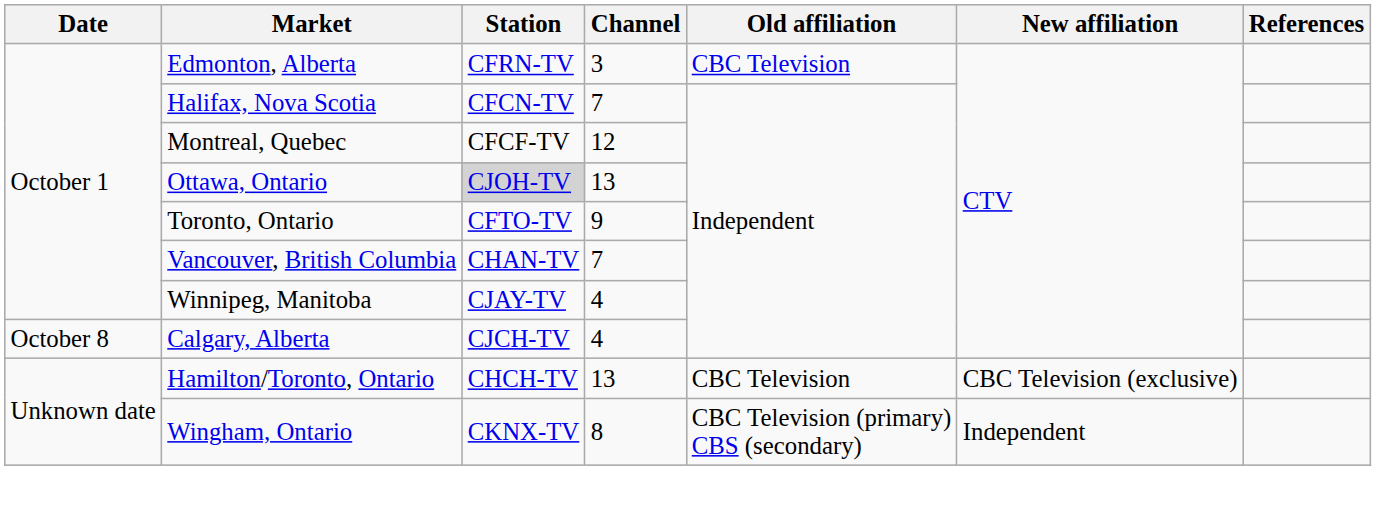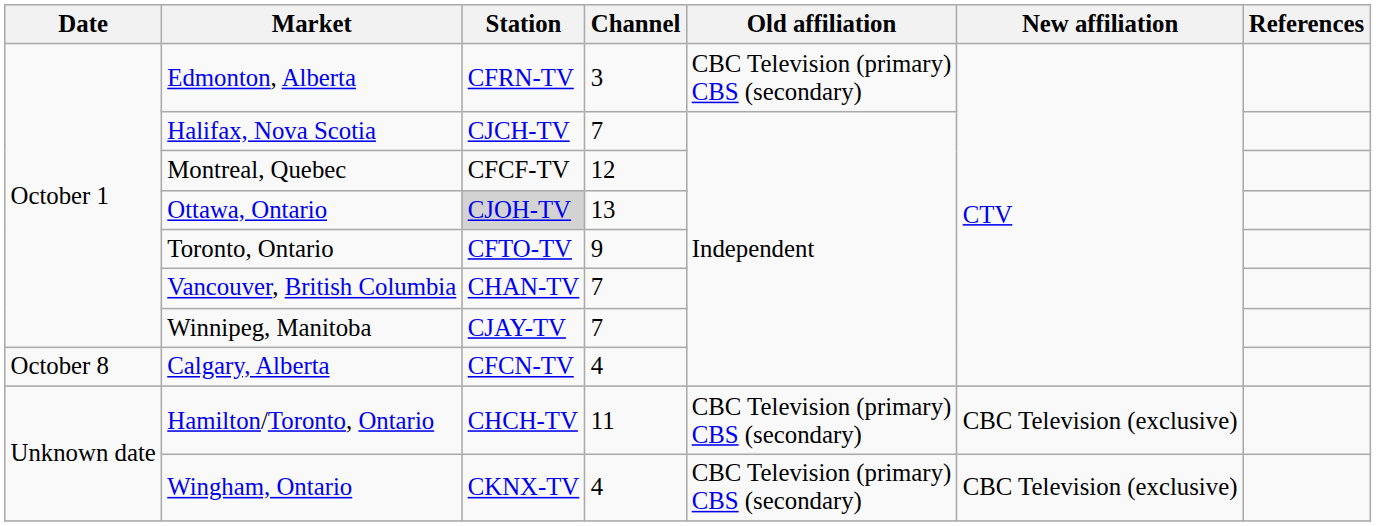(771, 63) CBC Television -> (822, 77) CBC Television (primary) CBS (secondary)
(521, 102) CFCN-TV -> (519, 130) CJCH-TV
(597, 299) 4 -> (597, 327) 7
(519, 338) CJCH-TV -> (521, 366) CFCN-TV
(603, 378) 13 -> (603, 419) 11
(771, 378) CBC Television -> (822, 419) CBC Television (primary) CBS (secondary)
(597, 431) 8 -> (597, 487) 4
(1024, 431) Independent -> (1100, 487) CBC Television (exclusive)
